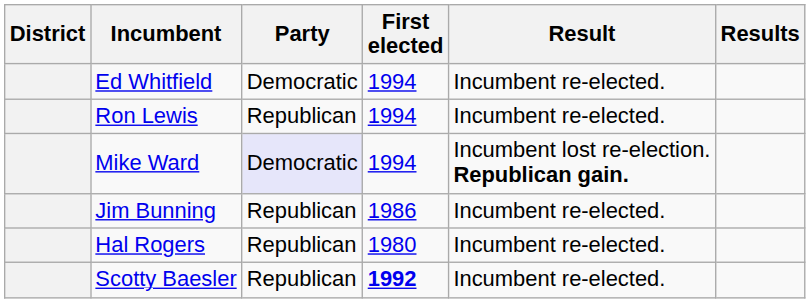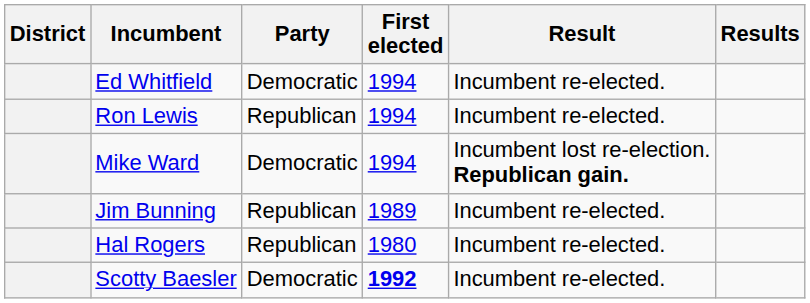(302, 163) lavender background -> (302, 163) no background
(392, 210) 1986 -> (392, 210) 1989
(302, 279) Republican -> (302, 279) Democratic
